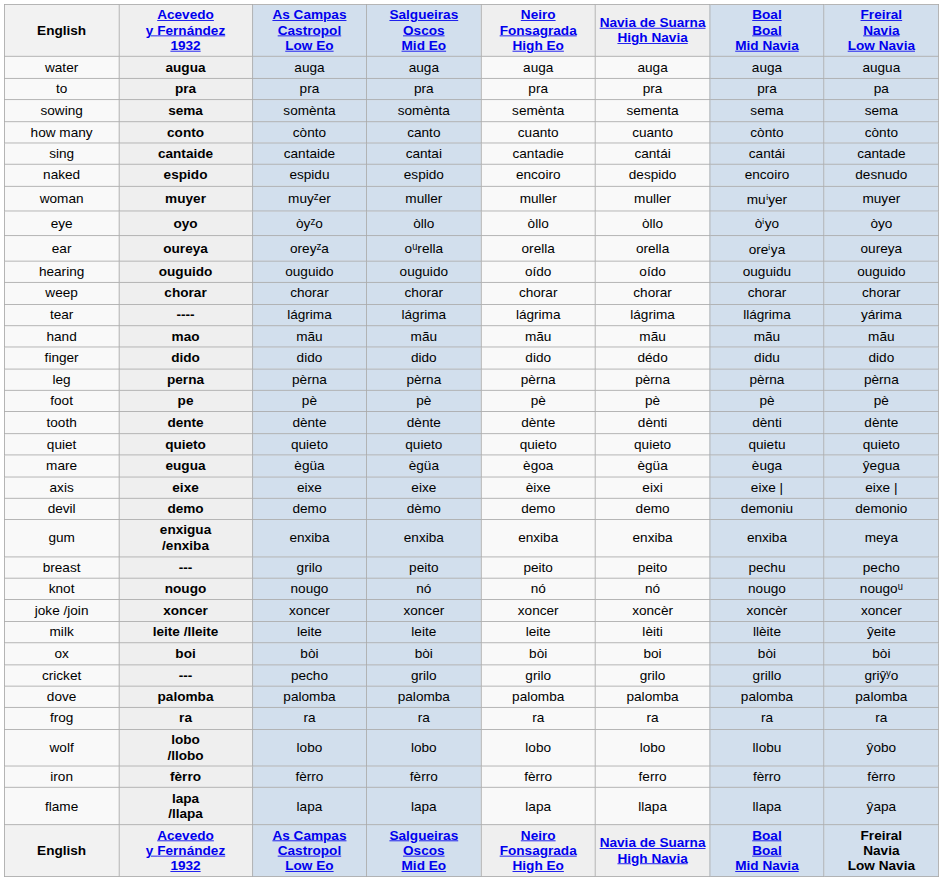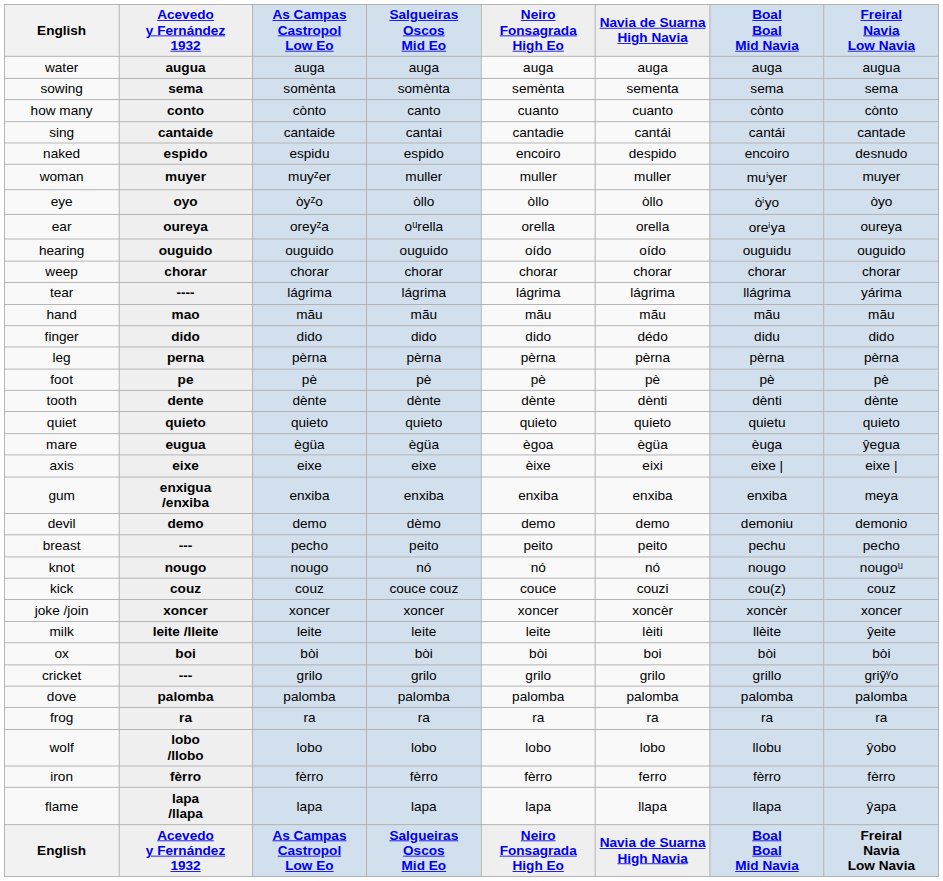- row: (62, 89)
rows swapped: (62, 509) <-> (62, 538)
(309, 567) grilo -> (309, 545) pecho
+ row: (62, 589)
(309, 675) pecho -> (309, 675) grilo
